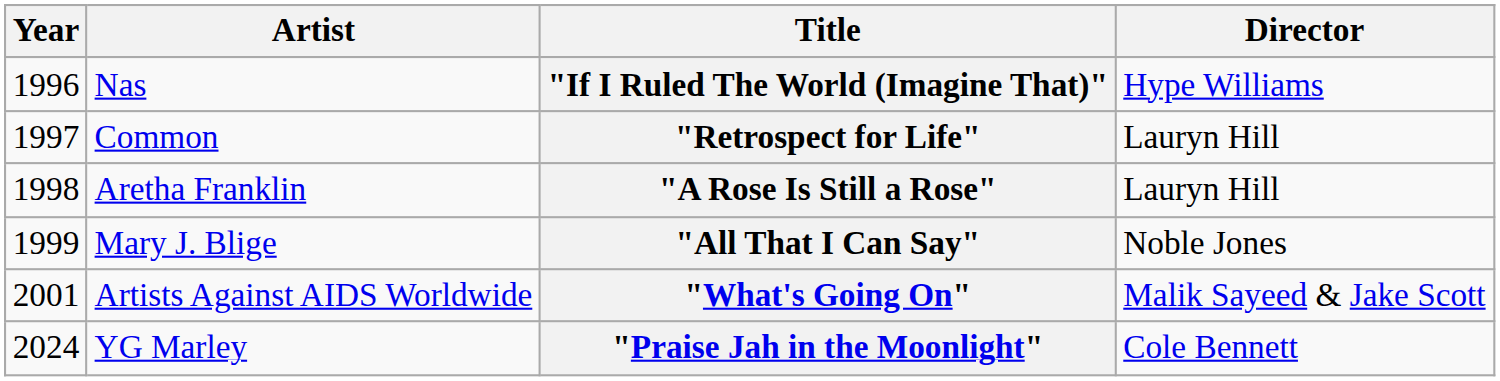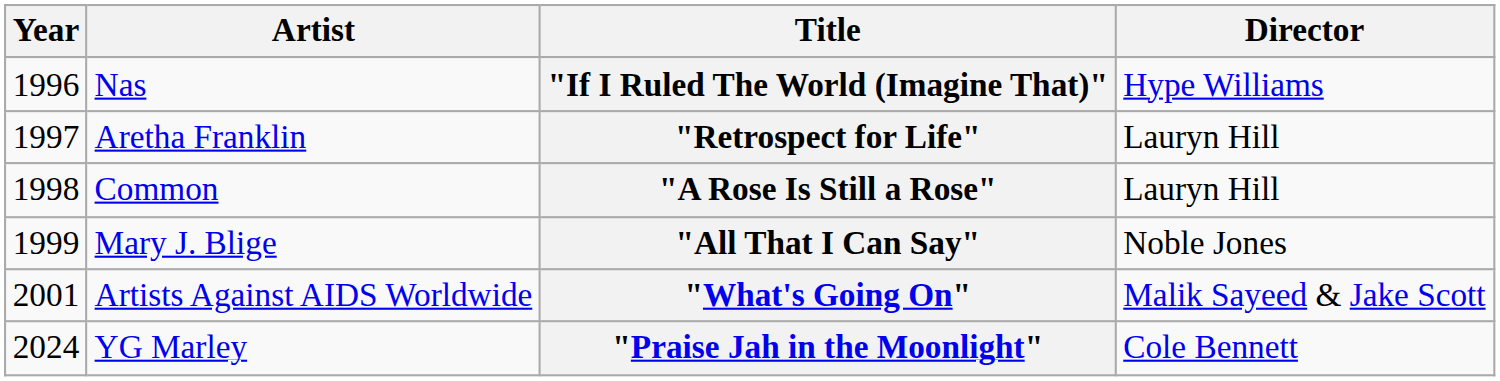(157, 136) Common -> (200, 136) Aretha Franklin
(200, 189) Aretha Franklin -> (157, 189) Common
